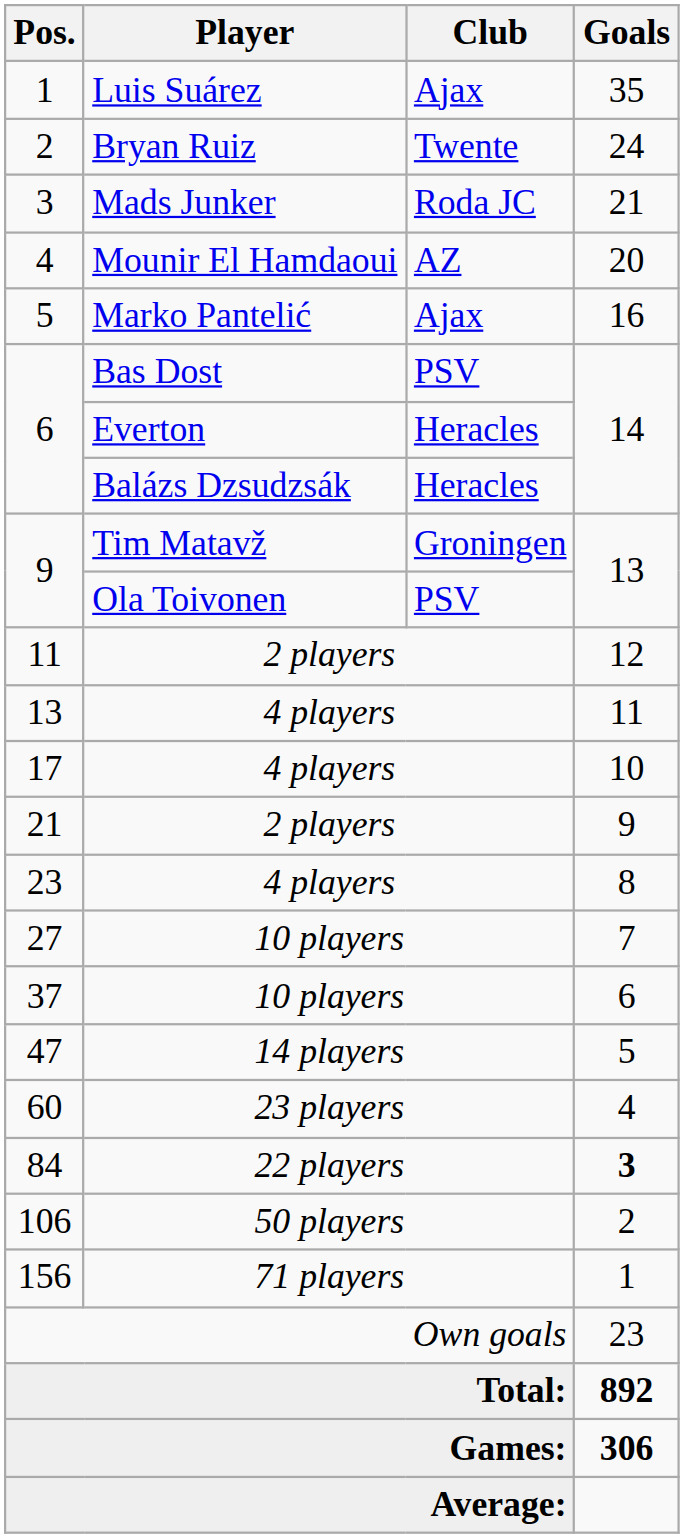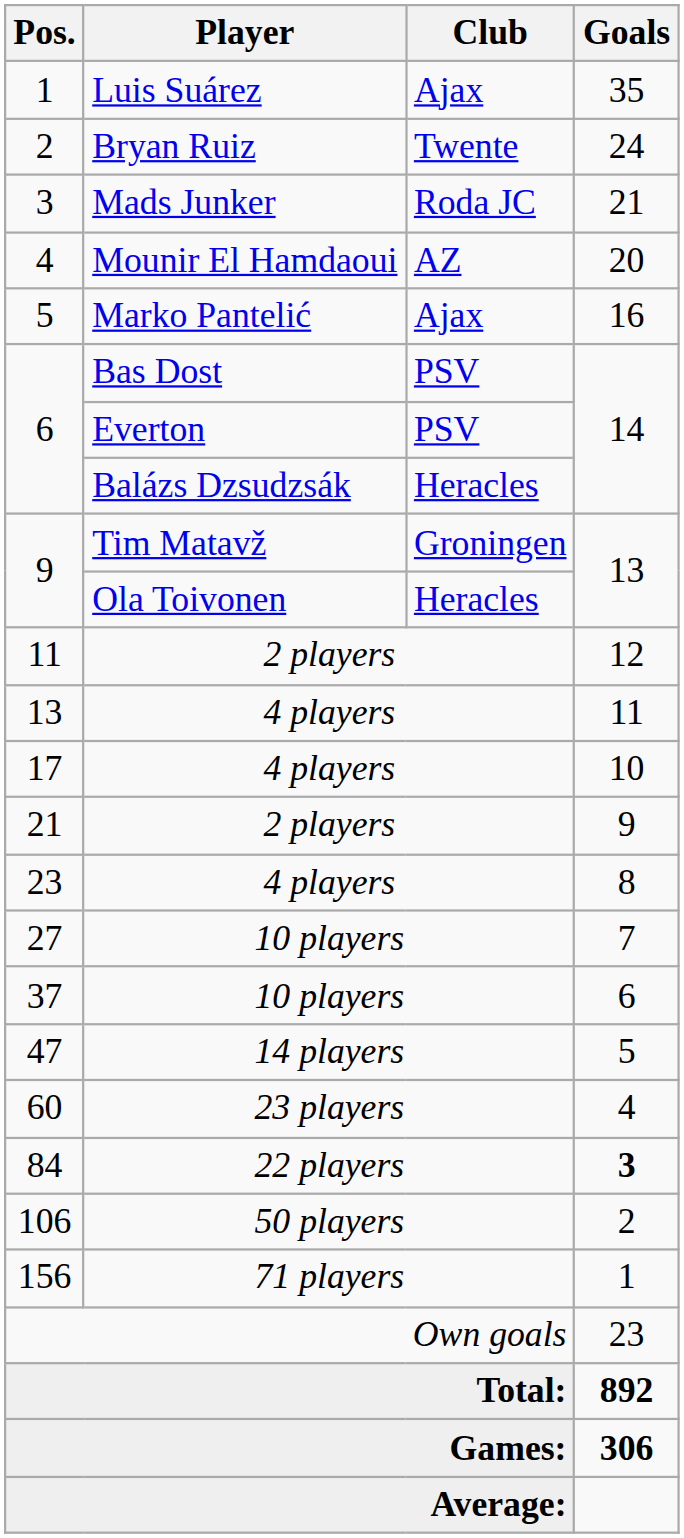(476, 428) Heracles -> (447, 428) PSV
(447, 598) PSV -> (476, 598) Heracles
